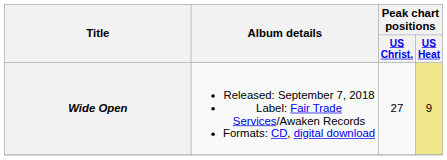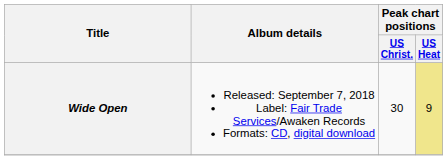(397, 108) 27 -> (397, 108) 30
